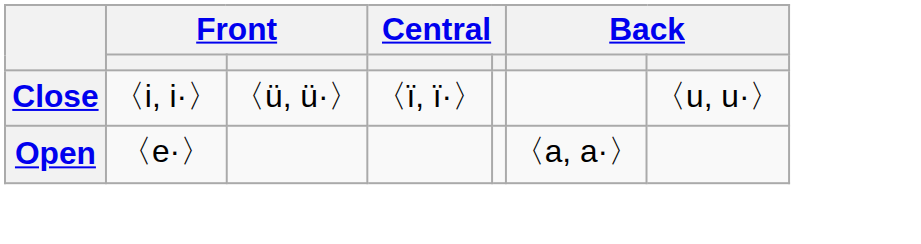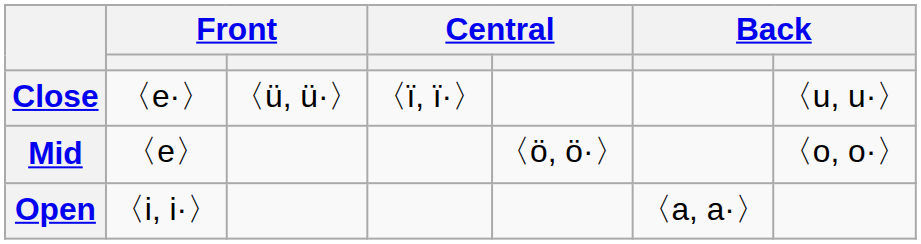(166, 96) 〈i, i·〉 -> (166, 96) 〈e·〉
+ row: (55, 153)
(166, 152) 〈e·〉 -> (166, 208) 〈i, i·〉
